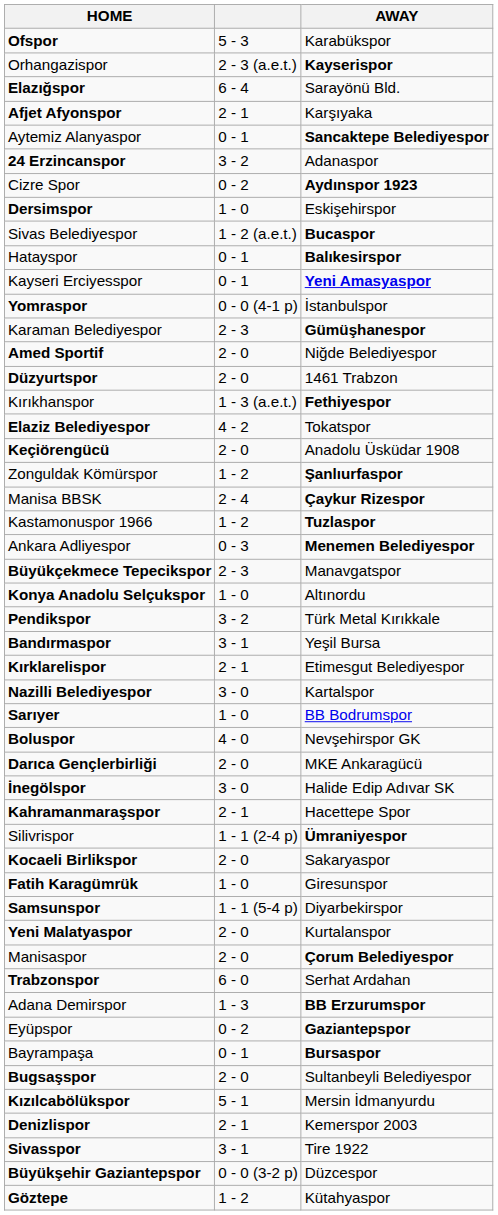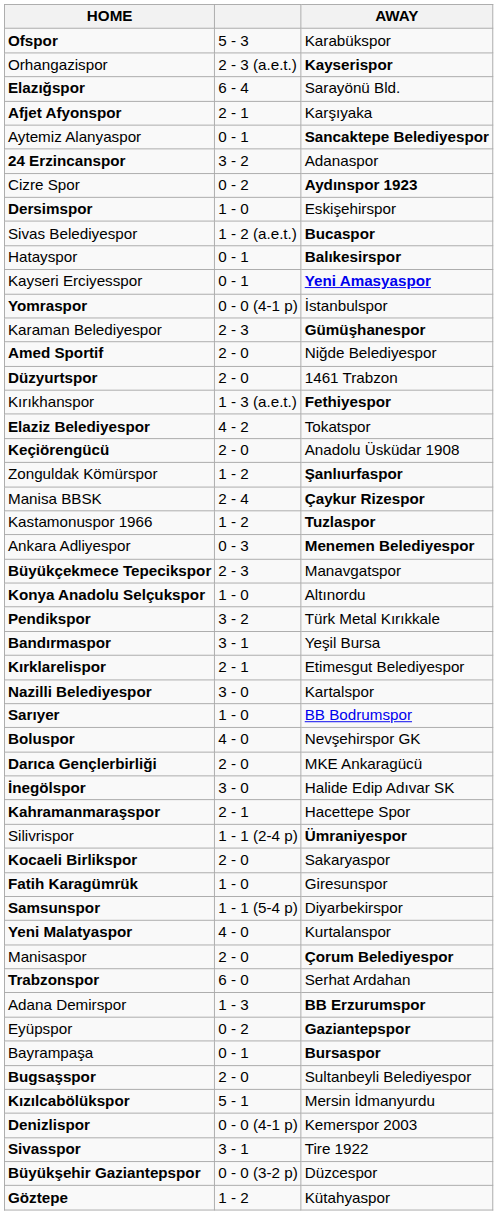(234, 932) 2 - 0 -> (234, 932) 4 - 0
(234, 1125) 2 - 1 -> (258, 1125) 0 - 0 (4-1 p)
